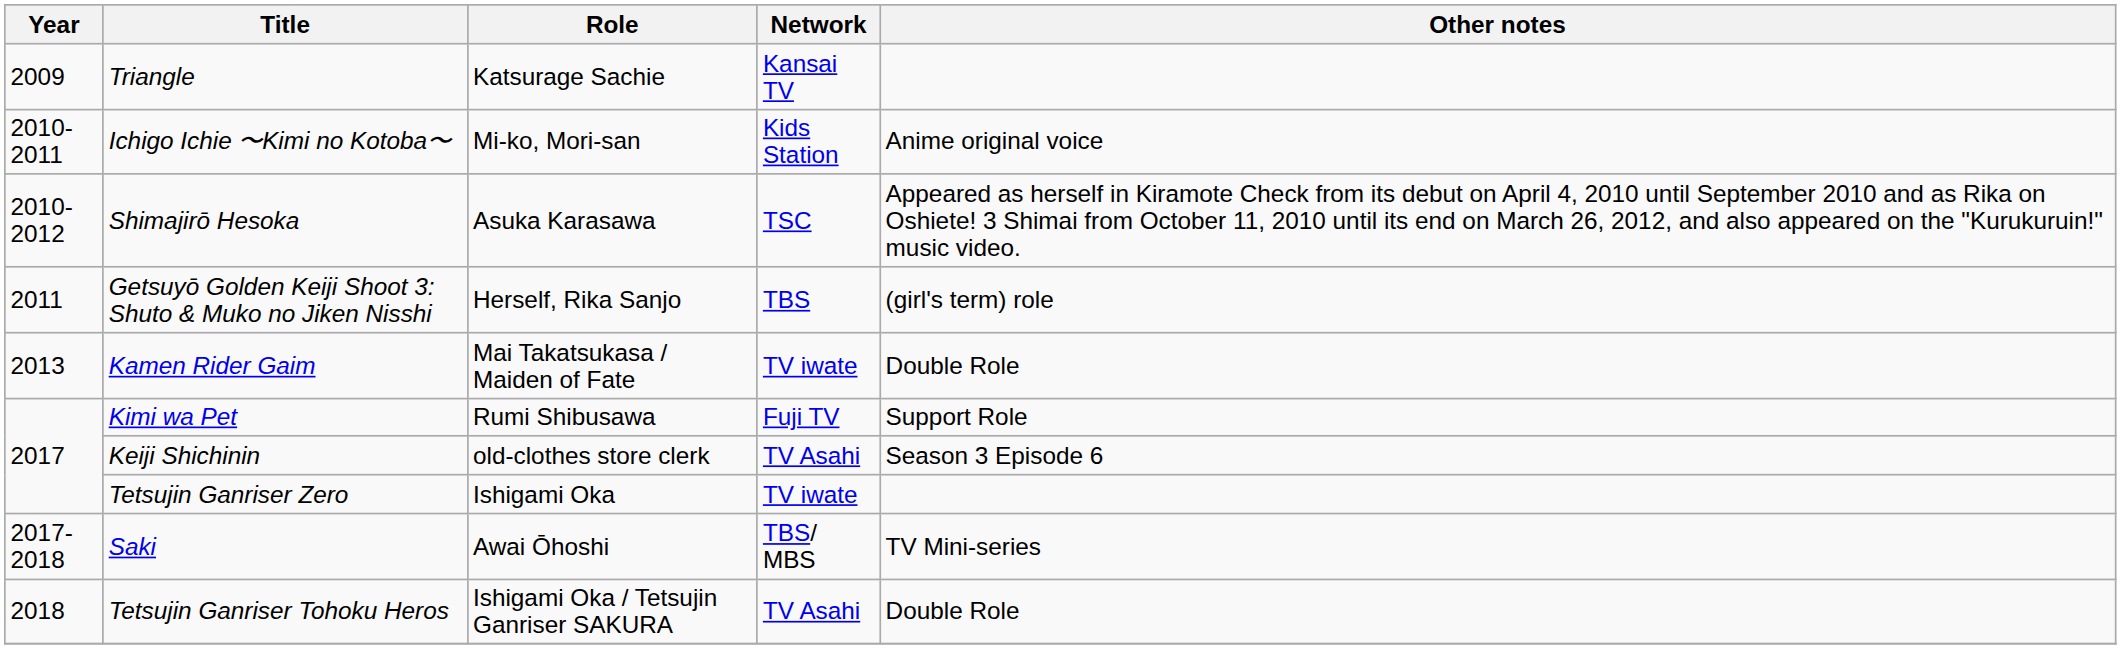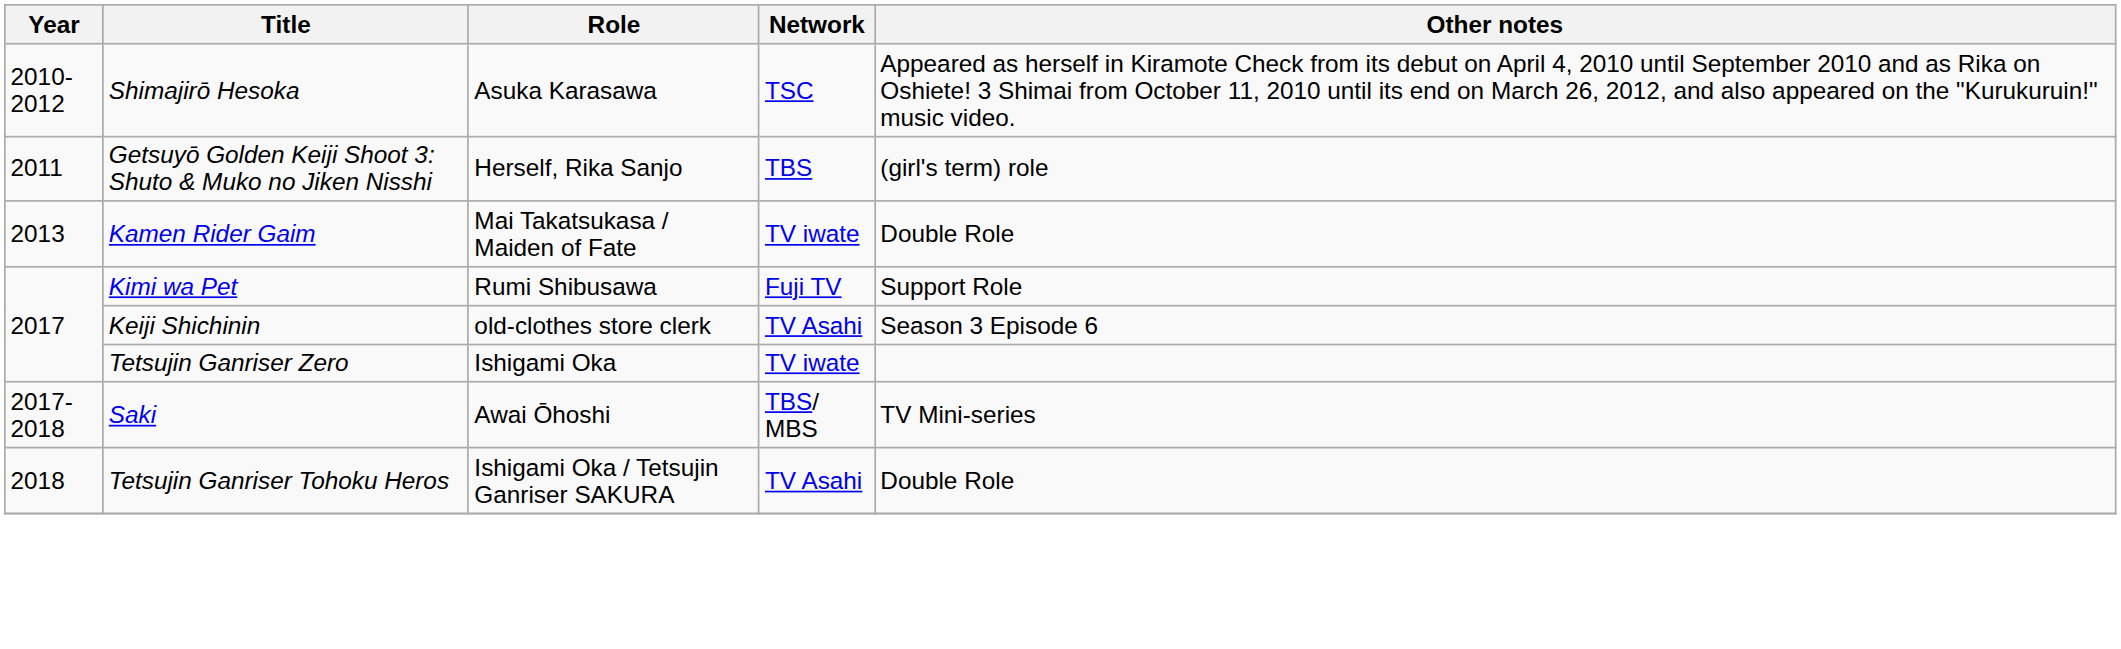- row: (152, 76)
- row: (280, 141)
